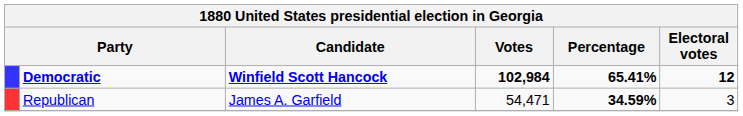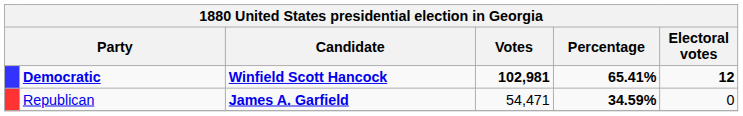(524, 77) 102,984 -> (524, 77) 102,981
(285, 100) normal -> (289, 100) bold
(730, 100) 3 -> (730, 100) 0
